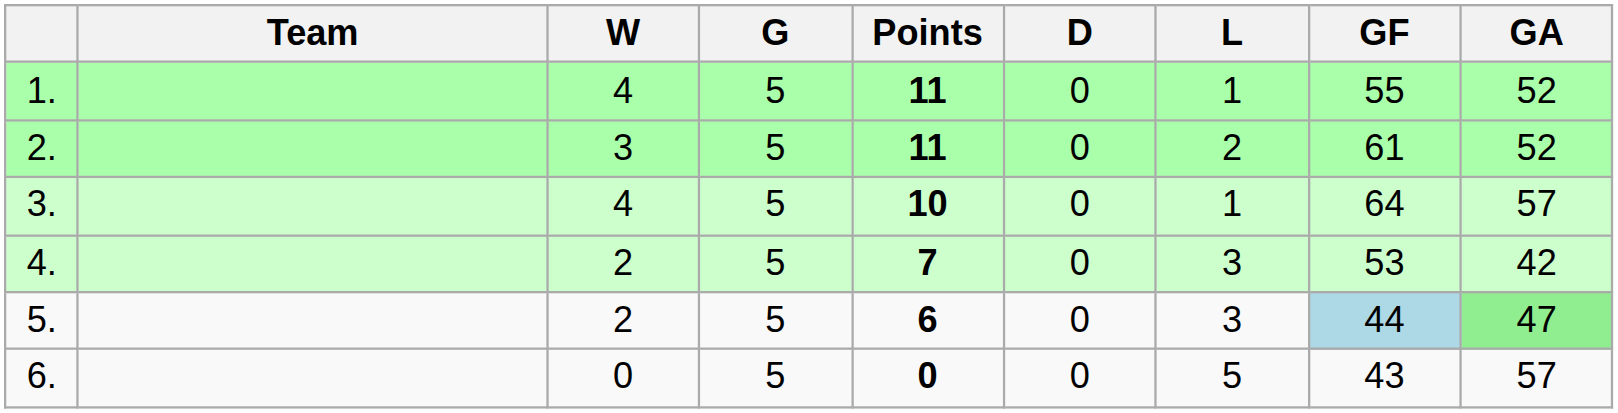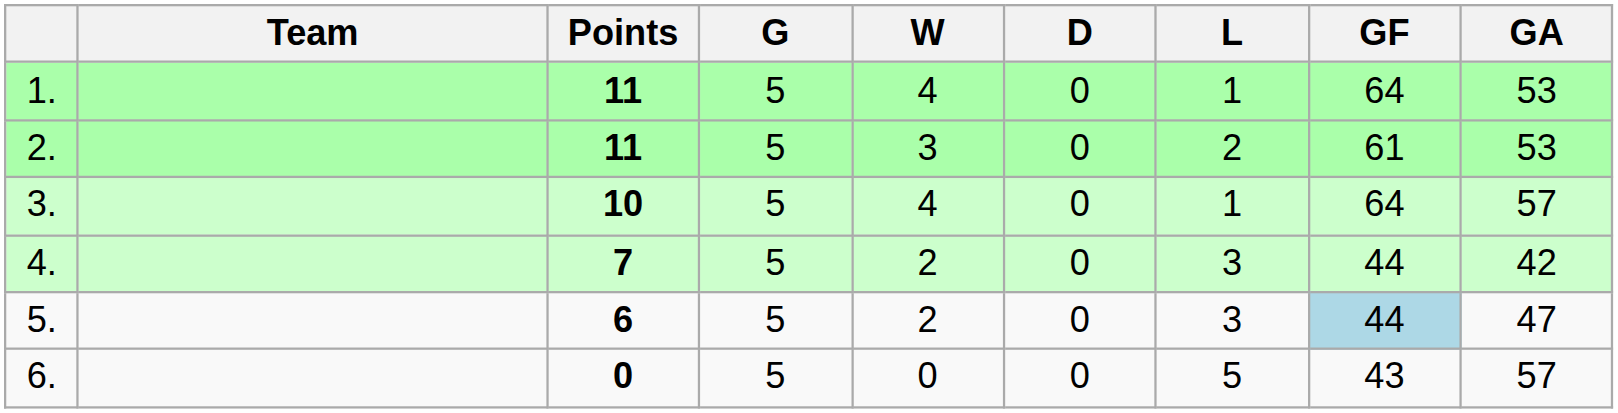columns swapped: (928, 33) <-> (623, 33)
(1384, 90) 55 -> (1384, 90) 64
(1537, 90) 52 -> (1537, 90) 53
(1537, 147) 52 -> (1537, 147) 53
(1384, 262) 53 -> (1384, 262) 44
(1537, 319) lightgreen background -> (1537, 319) no background
